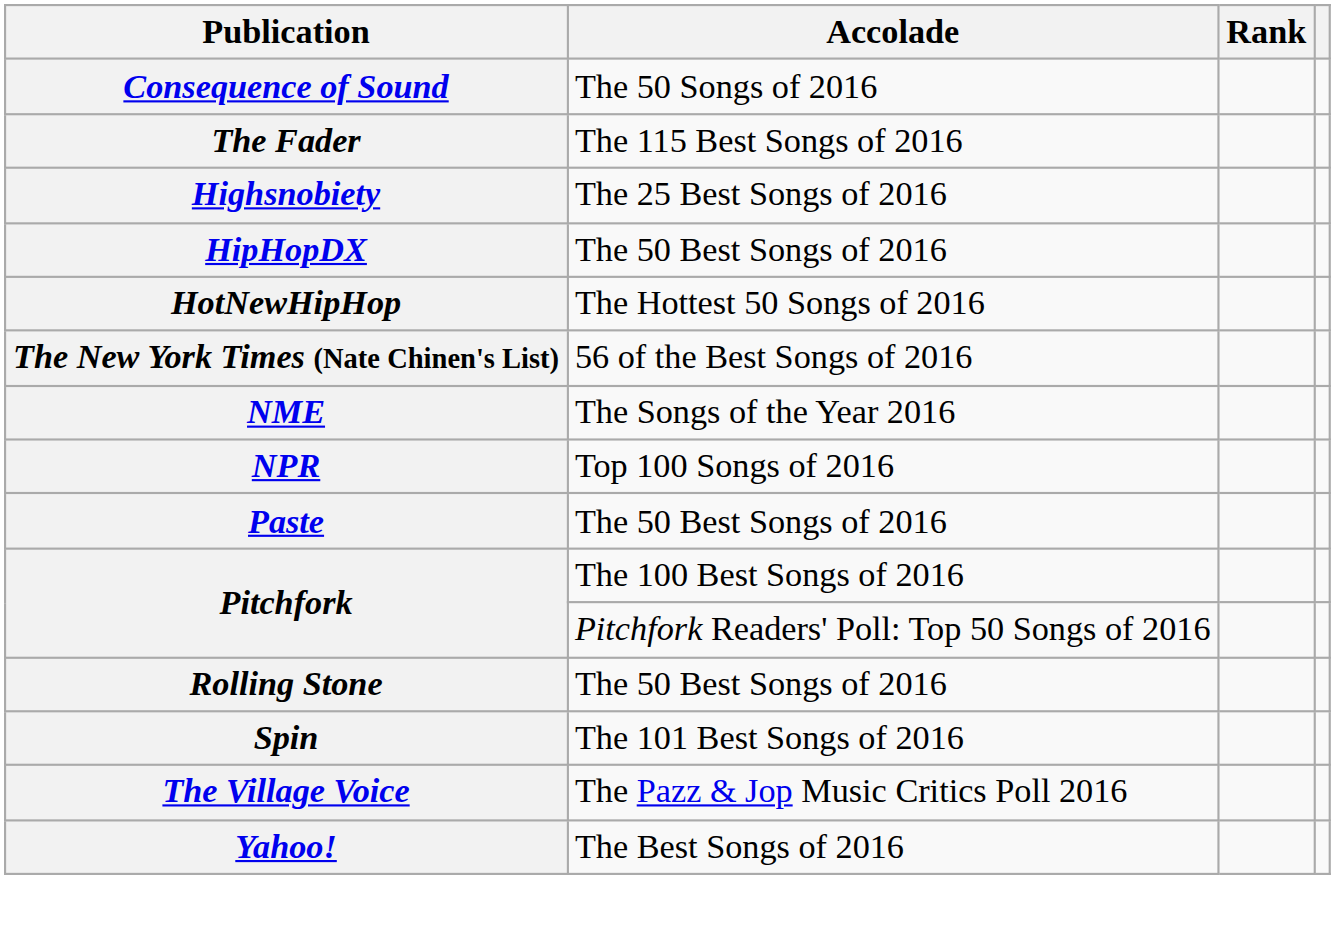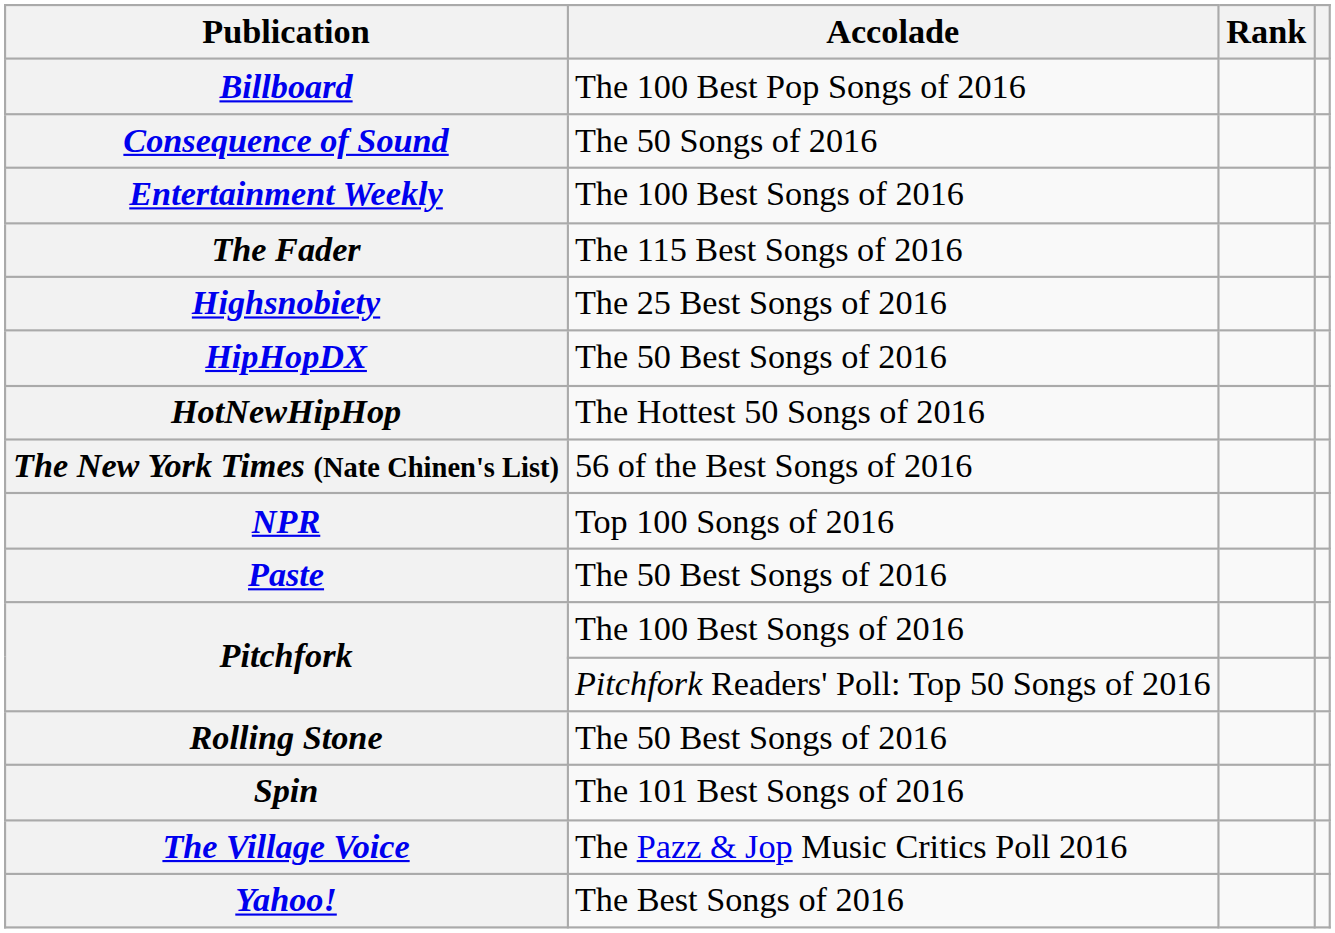+ row: (286, 85)
+ row: (286, 194)
- row: (286, 411)
